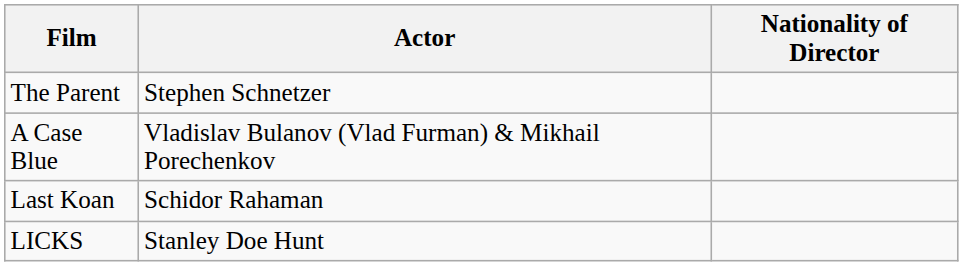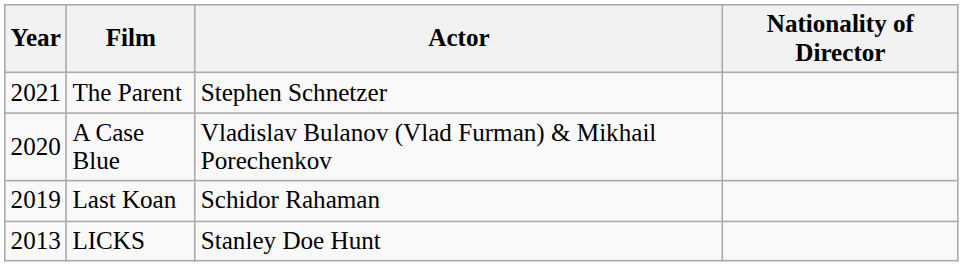+ column: (36, 38)
